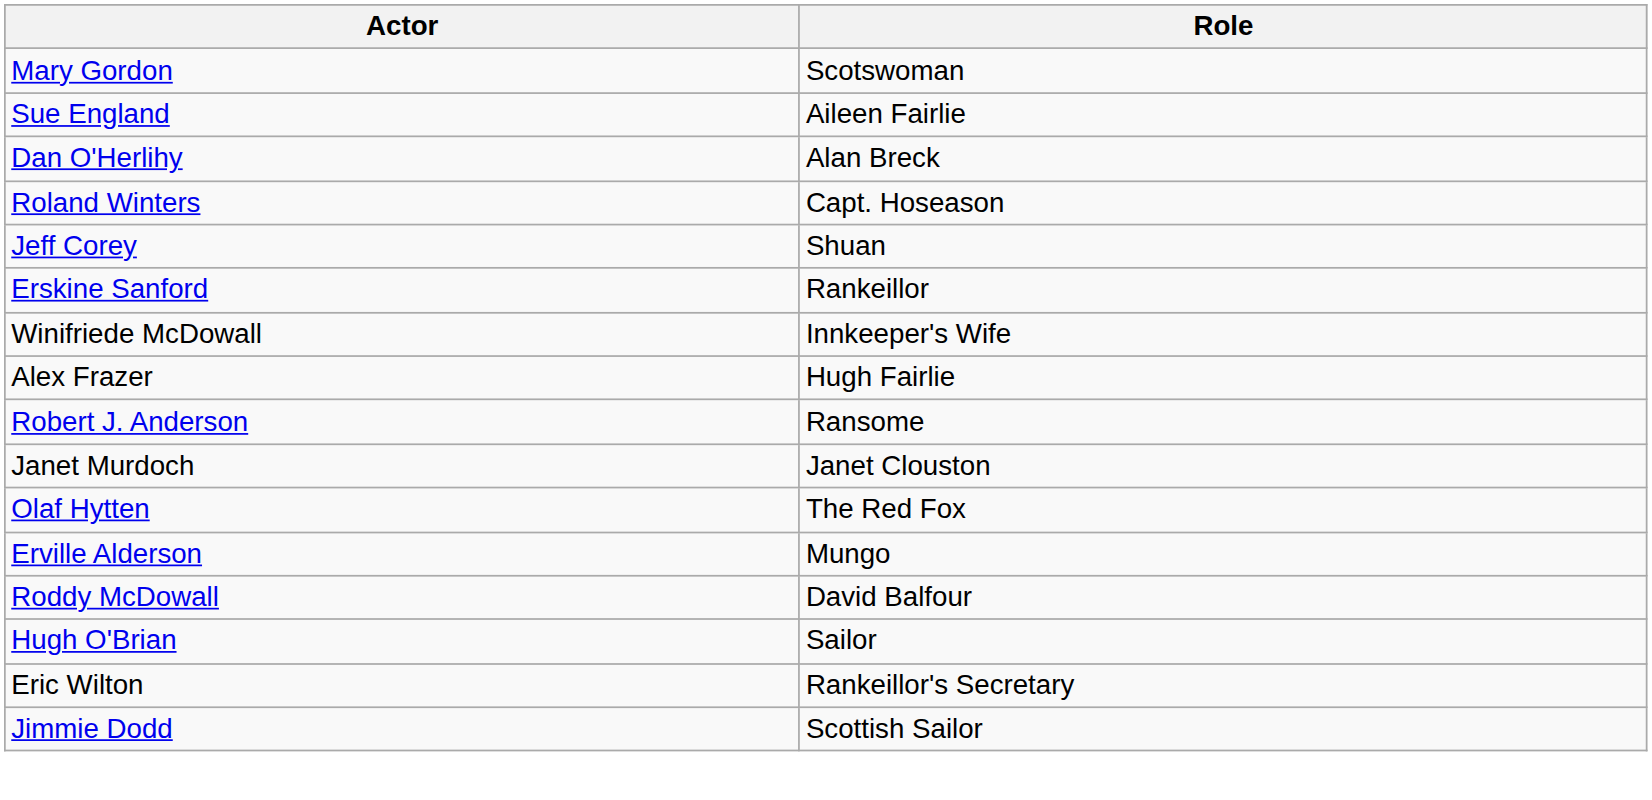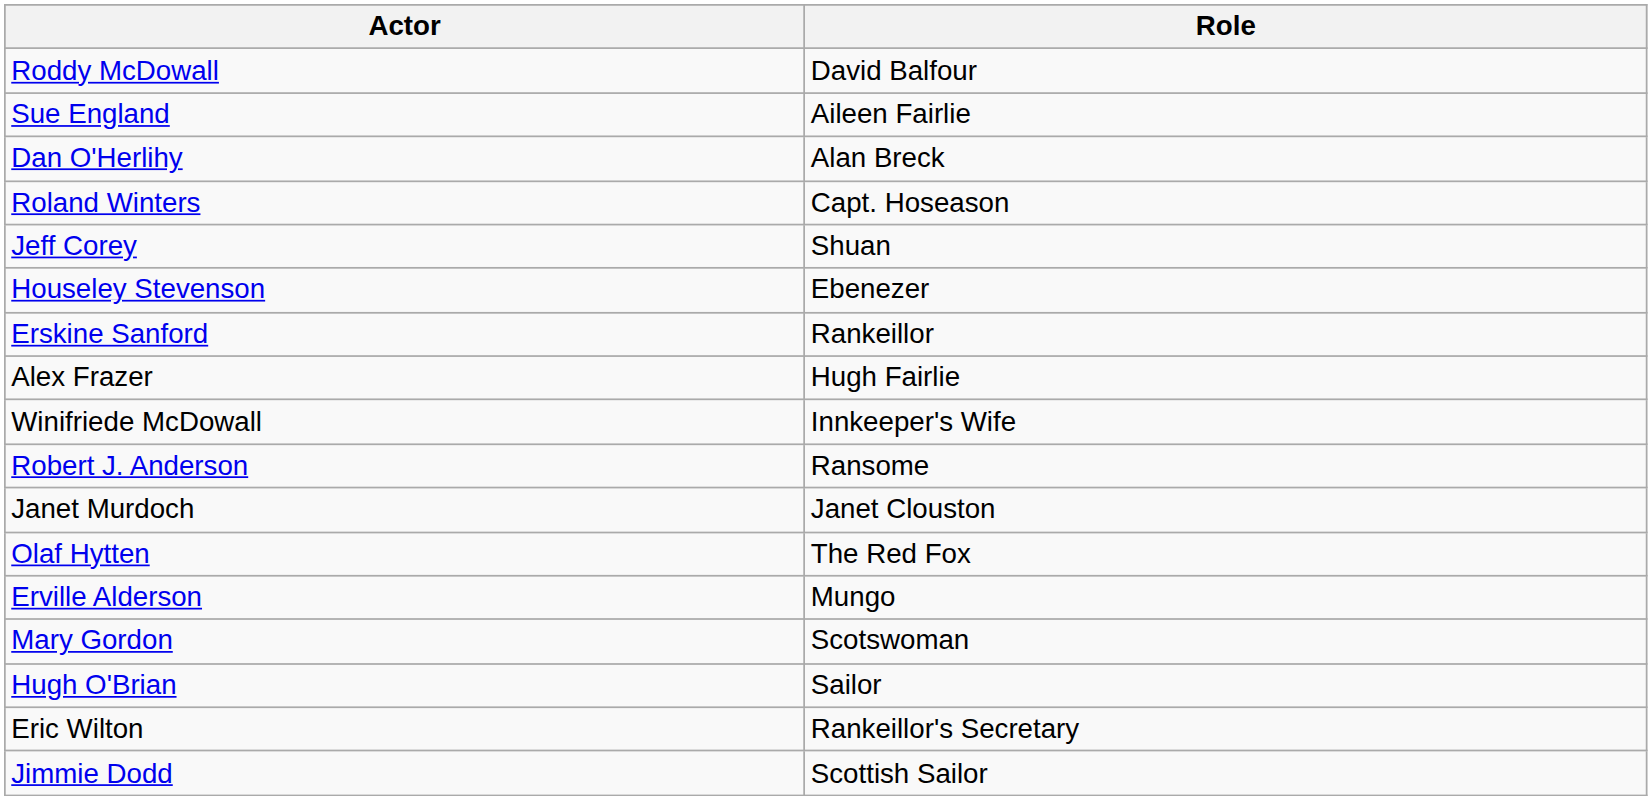rows swapped: (115, 597) <-> (92, 70)
+ row: (138, 289)
rows swapped: (82, 377) <-> (137, 333)
